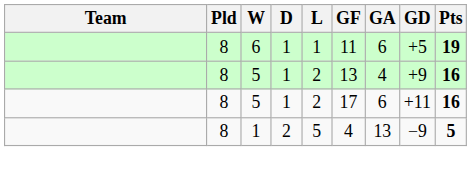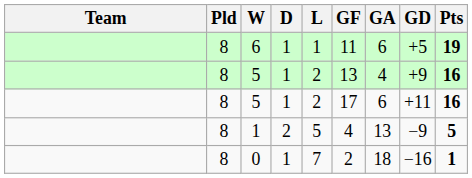+ row: (256, 159)
